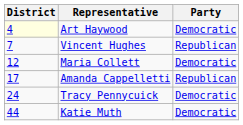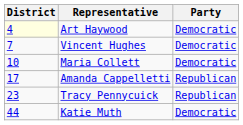(206, 46) Republican -> (206, 46) Democratic
(13, 62) 12 -> (13, 62) 10
(13, 95) 24 -> (13, 95) 23
(206, 95) Democratic -> (206, 95) Republican
